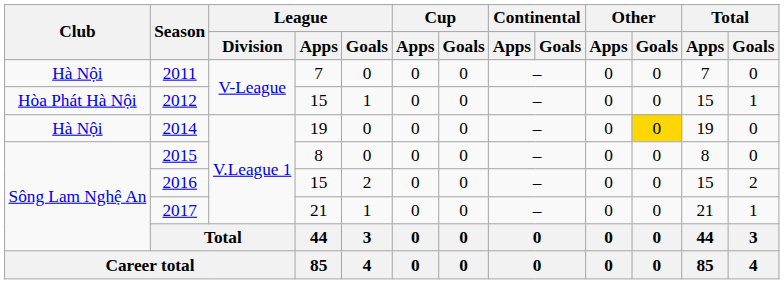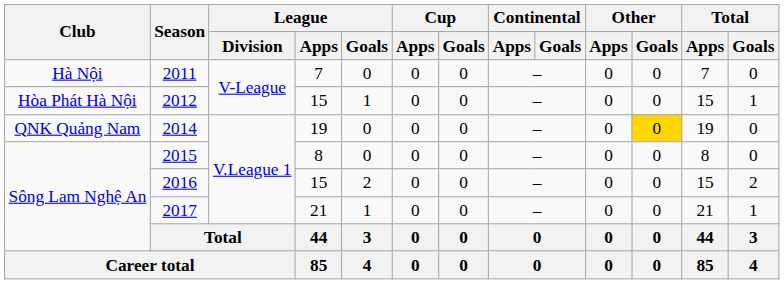(77, 127) Hà Nội -> (77, 127) QNK Quảng Nam
